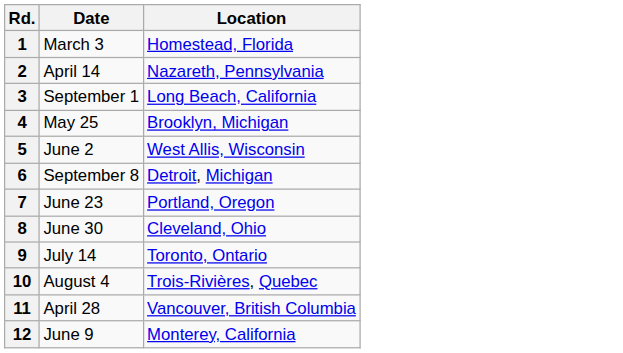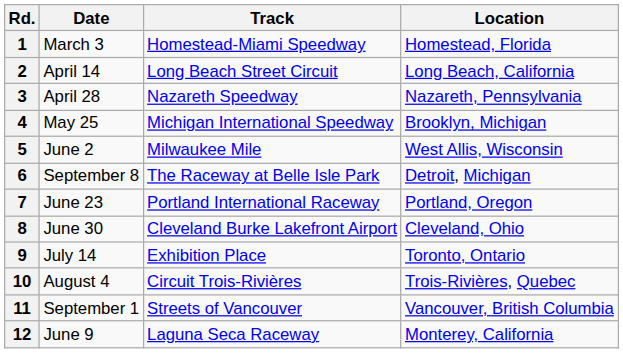+ column: (272, 17)
(235, 70) Nazareth, Pennsylvania -> (490, 70) Long Beach, California
(91, 96) September 1 -> (72, 96) April 28
(232, 96) Long Beach, California -> (493, 96) Nazareth, Pennsylvania
(72, 307) April 28 -> (91, 307) September 1
